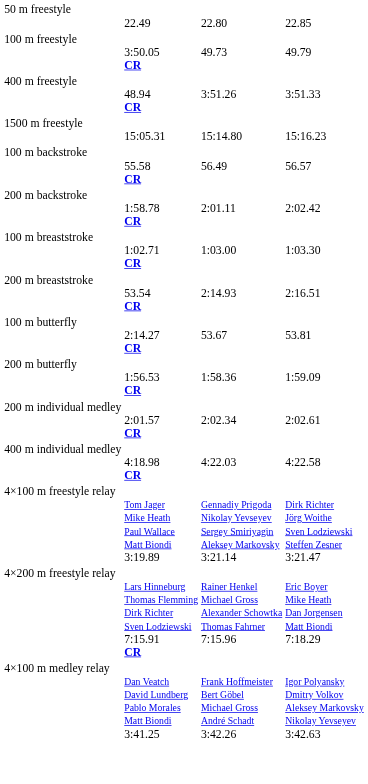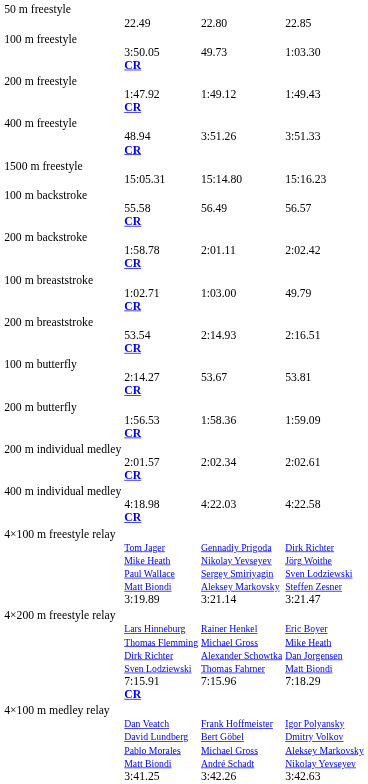(298, 52) 49.79 -> (303, 52) 1:03.30
+ row: (41, 81)
(303, 250) 1:03.30 -> (298, 293) 49.79
